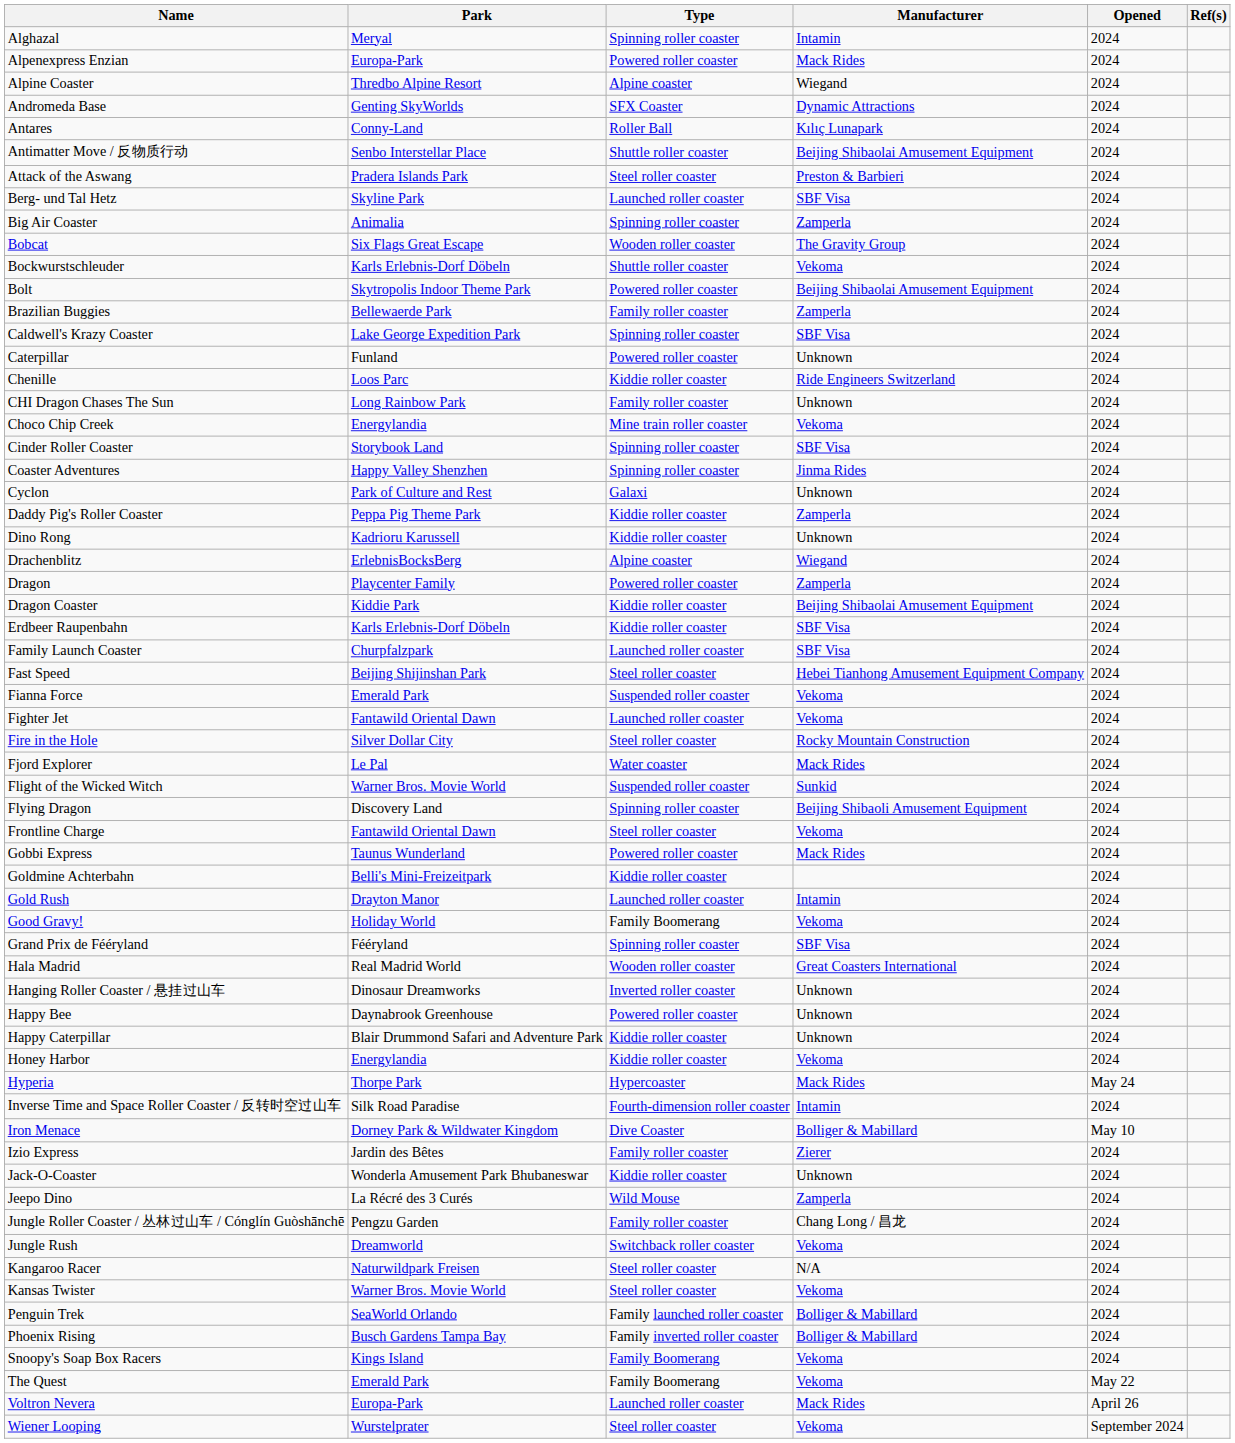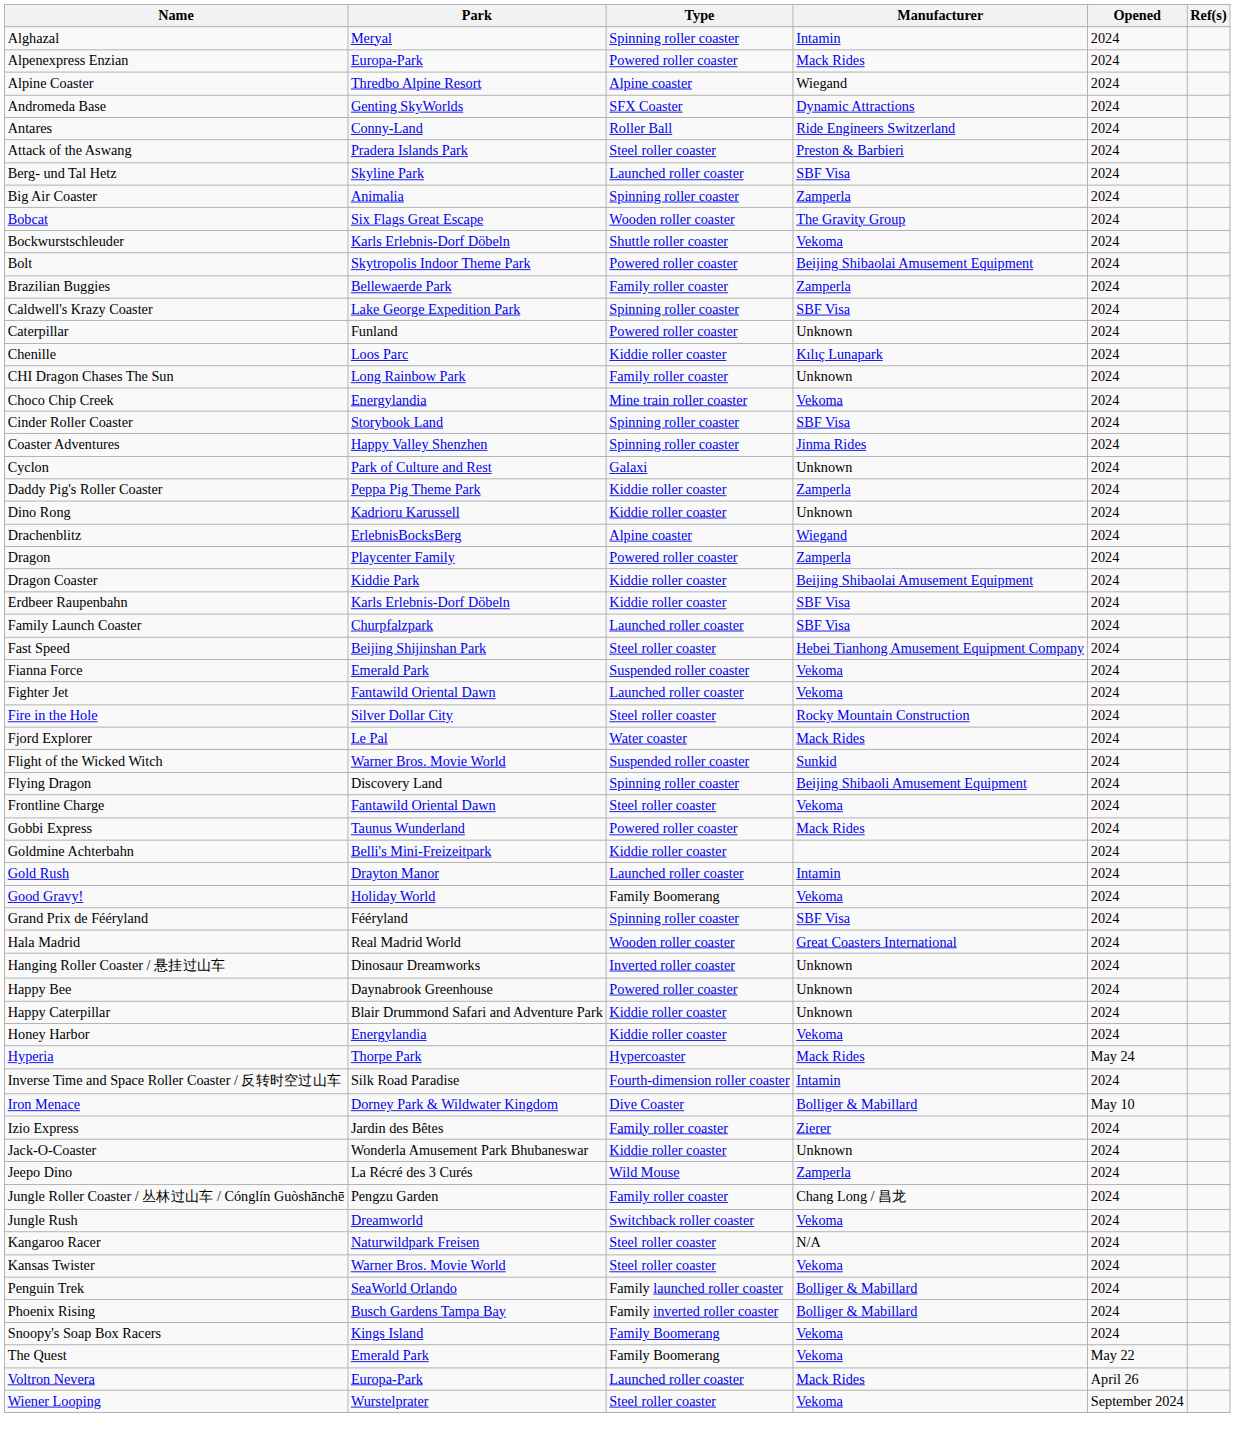(840, 128) Kılıç Lunapark -> (876, 128) Ride Engineers Switzerland
- row: (98, 152)
(876, 379) Ride Engineers Switzerland -> (840, 354) Kılıç Lunapark
